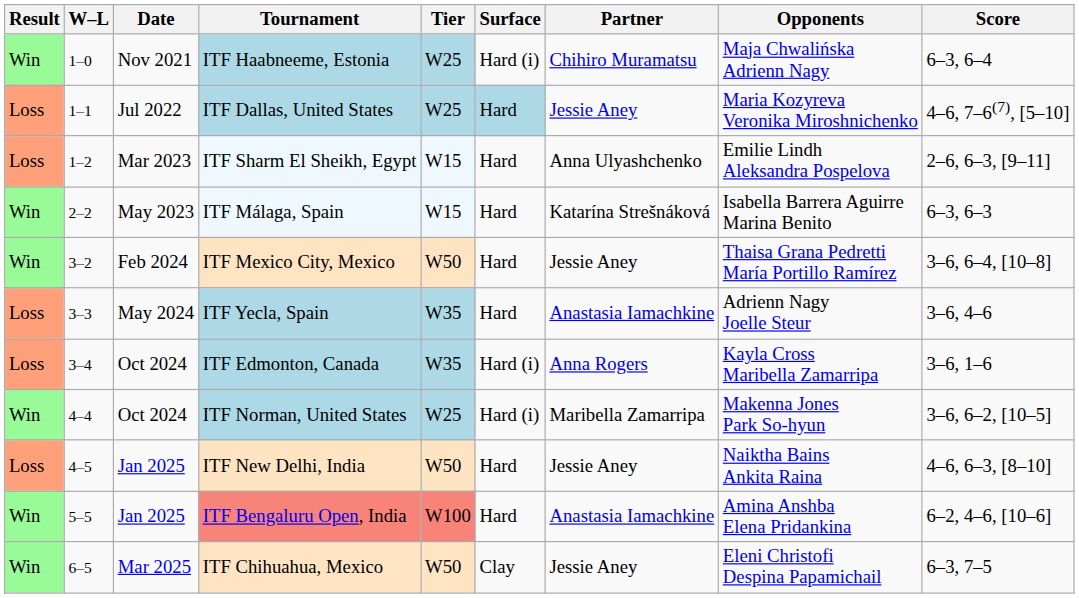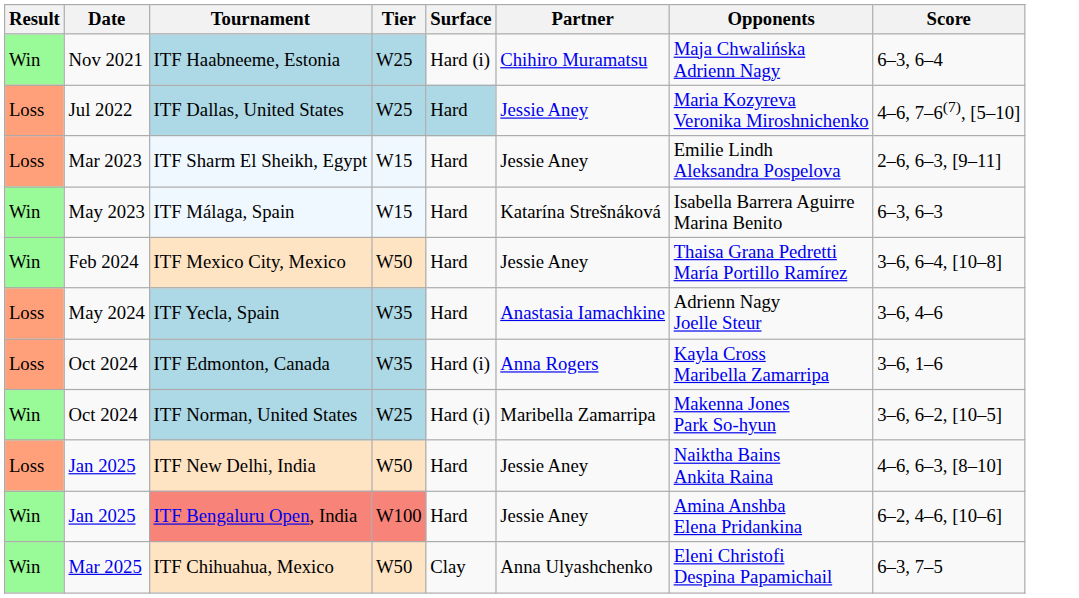- column: (89, 19)
(626, 161) Anna Ulyashchenko -> (544, 161) Jessie Aney
(632, 516) Anastasia Iamachkine -> (544, 516) Jessie Aney
(593, 567) Jessie Aney -> (576, 567) Anna Ulyashchenko
